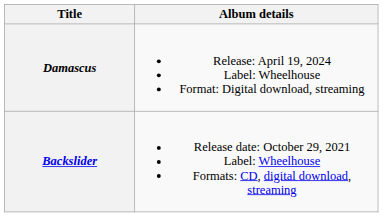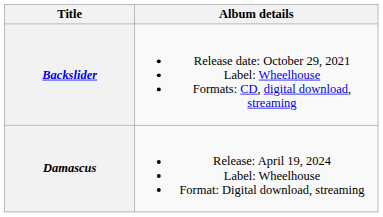rows swapped: (70, 161) <-> (70, 67)
